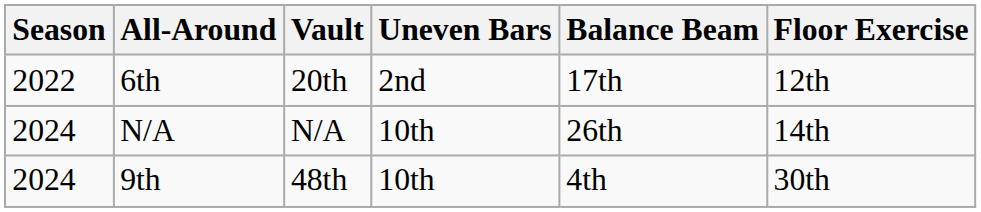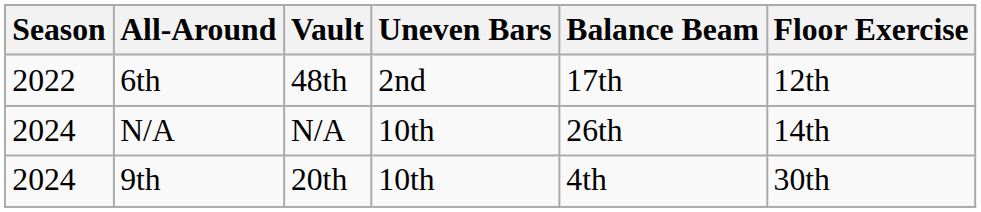(319, 79) 20th -> (319, 79) 48th
(319, 180) 48th -> (319, 180) 20th
